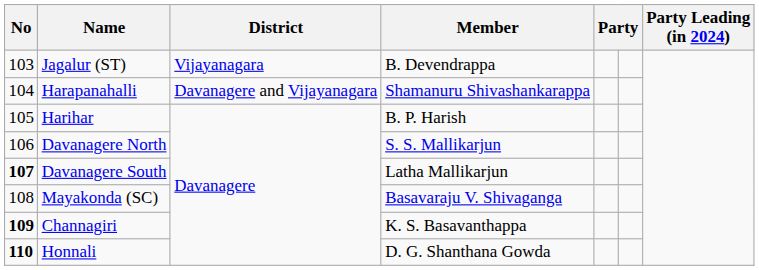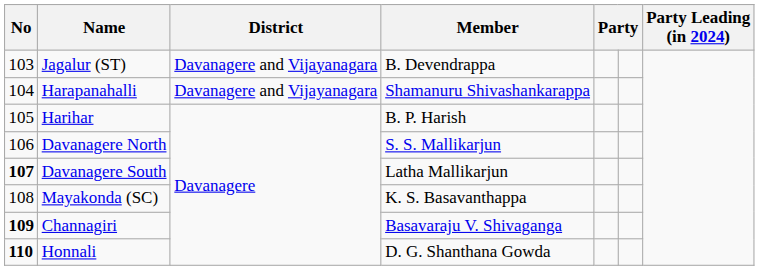(219, 63) Vijayanagara -> (276, 63) Davanagere and Vijayanagara
(474, 198) Basavaraju V. Shivaganga -> (456, 198) K. S. Basavanthappa
(456, 225) K. S. Basavanthappa -> (474, 225) Basavaraju V. Shivaganga
